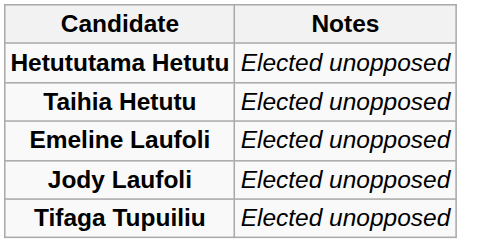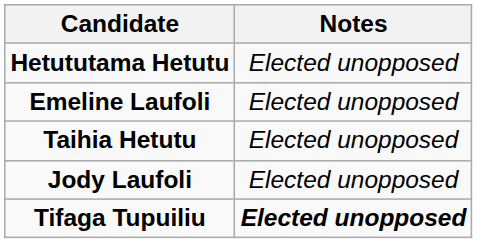rows swapped: (120, 101) <-> (120, 140)
(345, 218) normal -> (354, 218) bold
